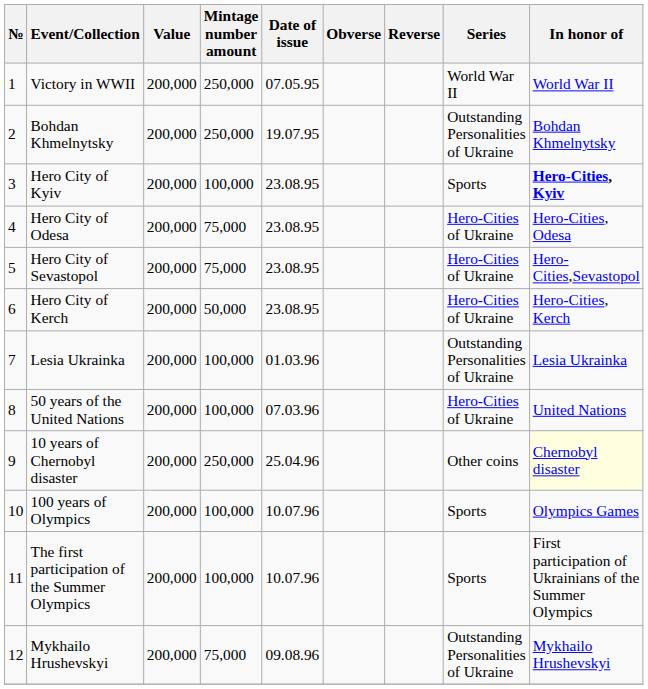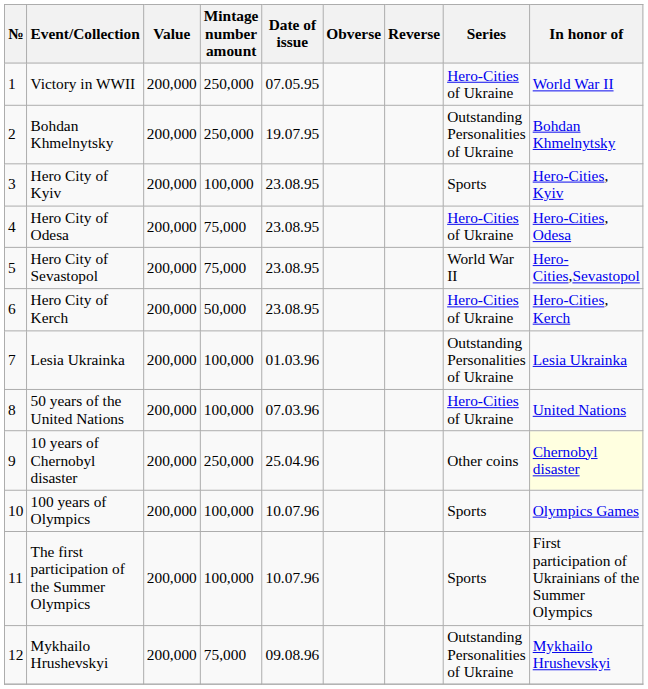(481, 84) World War II -> (483, 84) Hero-Cities of Ukraine
(572, 184) bold -> (570, 184) normal
(483, 268) Hero-Cities of Ukraine -> (481, 268) World War II
